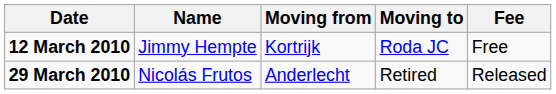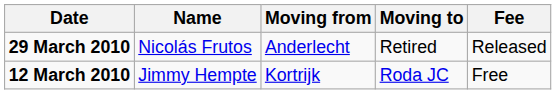rows swapped: (69, 46) <-> (69, 74)
